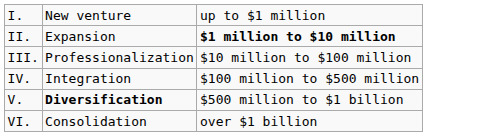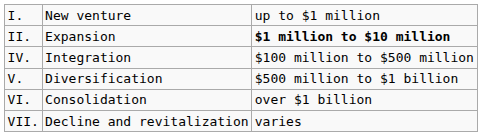- row: (23, 57)
(104, 100) bold -> (104, 79) normal
+ row: (23, 121)
